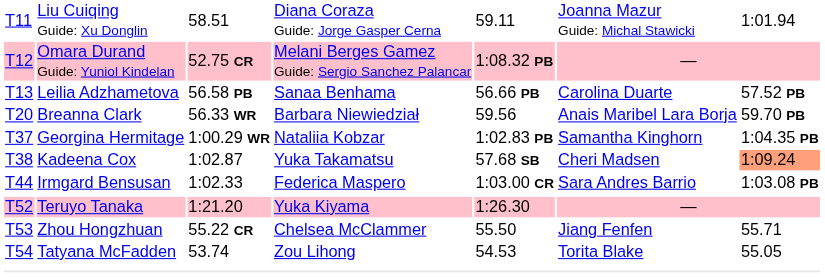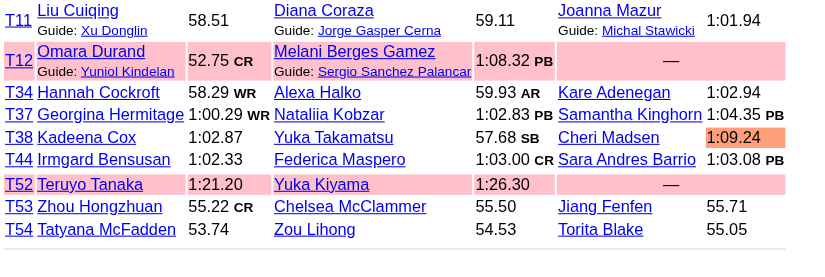- row: (108, 92)
- row: (89, 115)
+ row: (99, 92)
